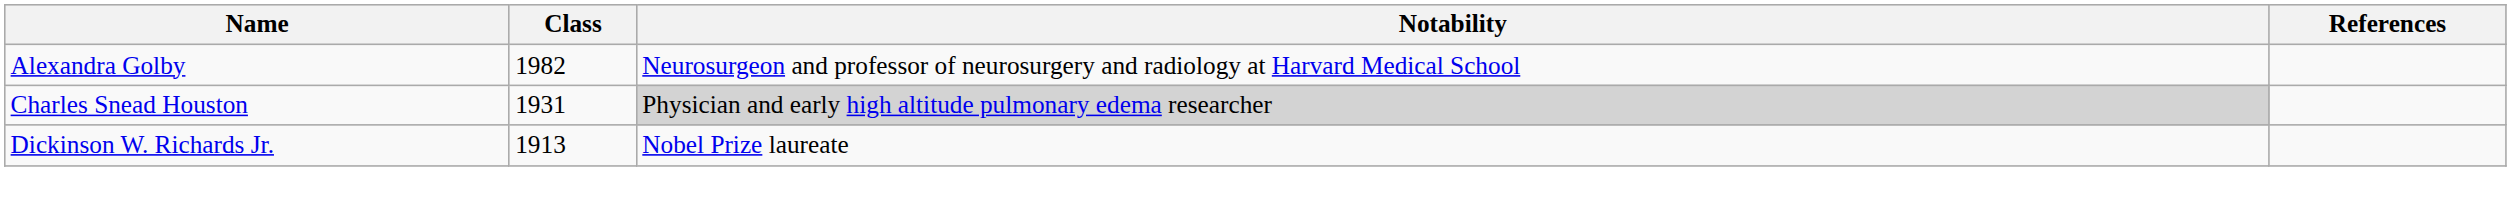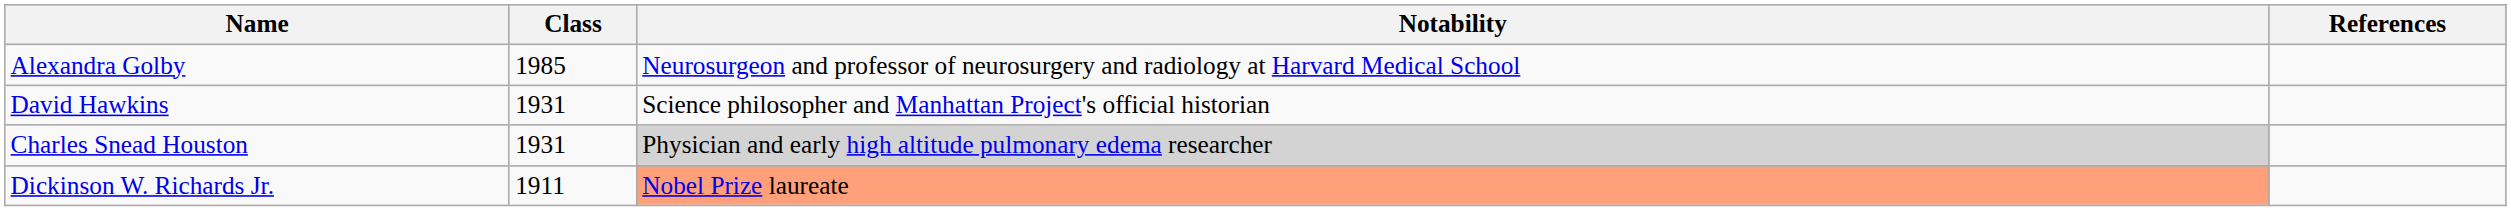(541, 64) 1982 -> (541, 64) 1985
+ row: (90, 104)
(541, 144) 1913 -> (540, 184) 1911
(745, 144) no background -> (745, 184) lightsalmon background
